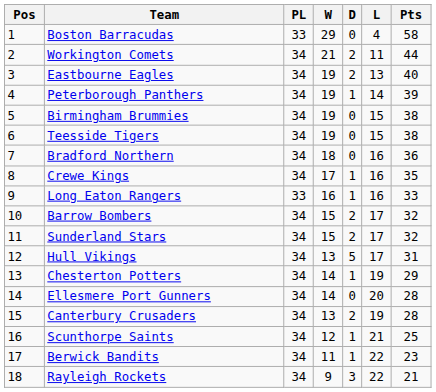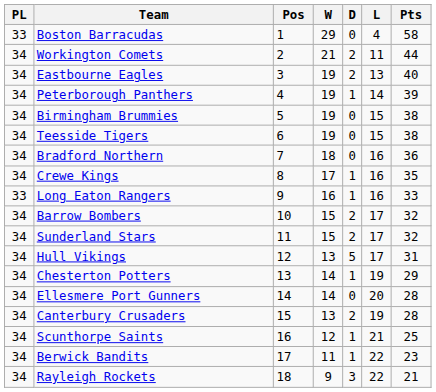columns swapped: (24, 15) <-> (299, 15)
